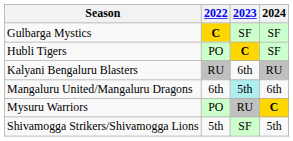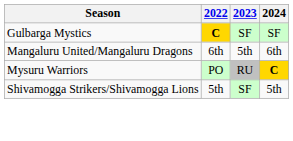- row: (37, 51)
- row: (73, 70)
(245, 88) paleturquoise background -> (245, 51) no background
